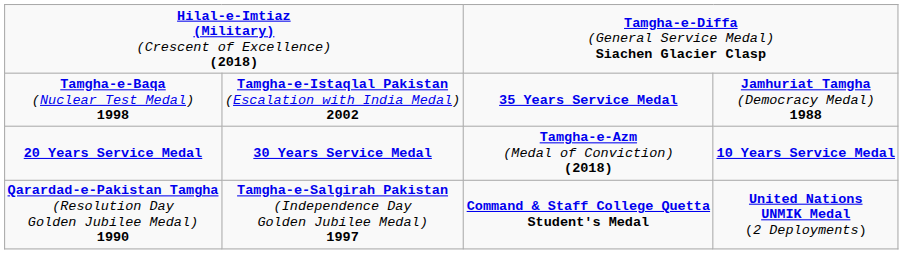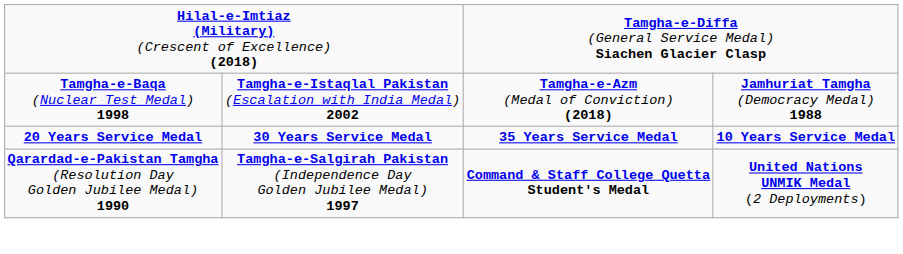(588, 100) 35 Years Service Medal -> (588, 100) Tamgha-e-Azm (Medal of Conviction) (2018)
(588, 153) Tamgha-e-Azm (Medal of Conviction) (2018) -> (588, 138) 35 Years Service Medal
